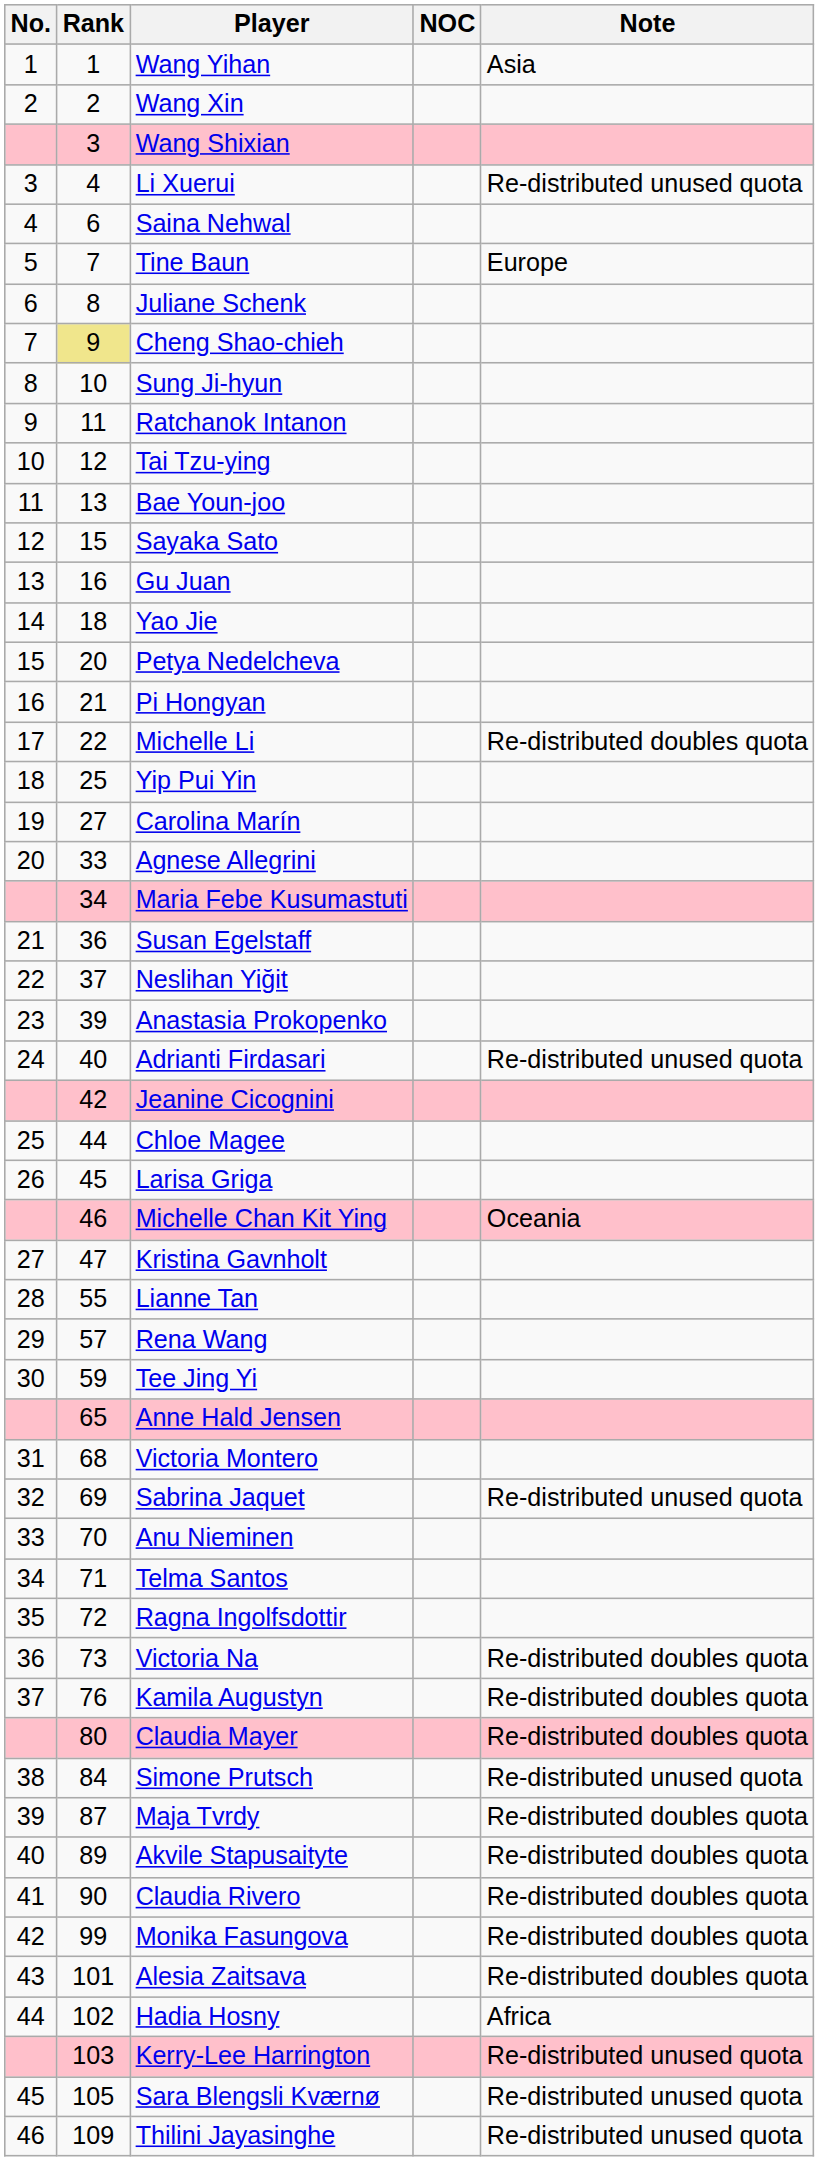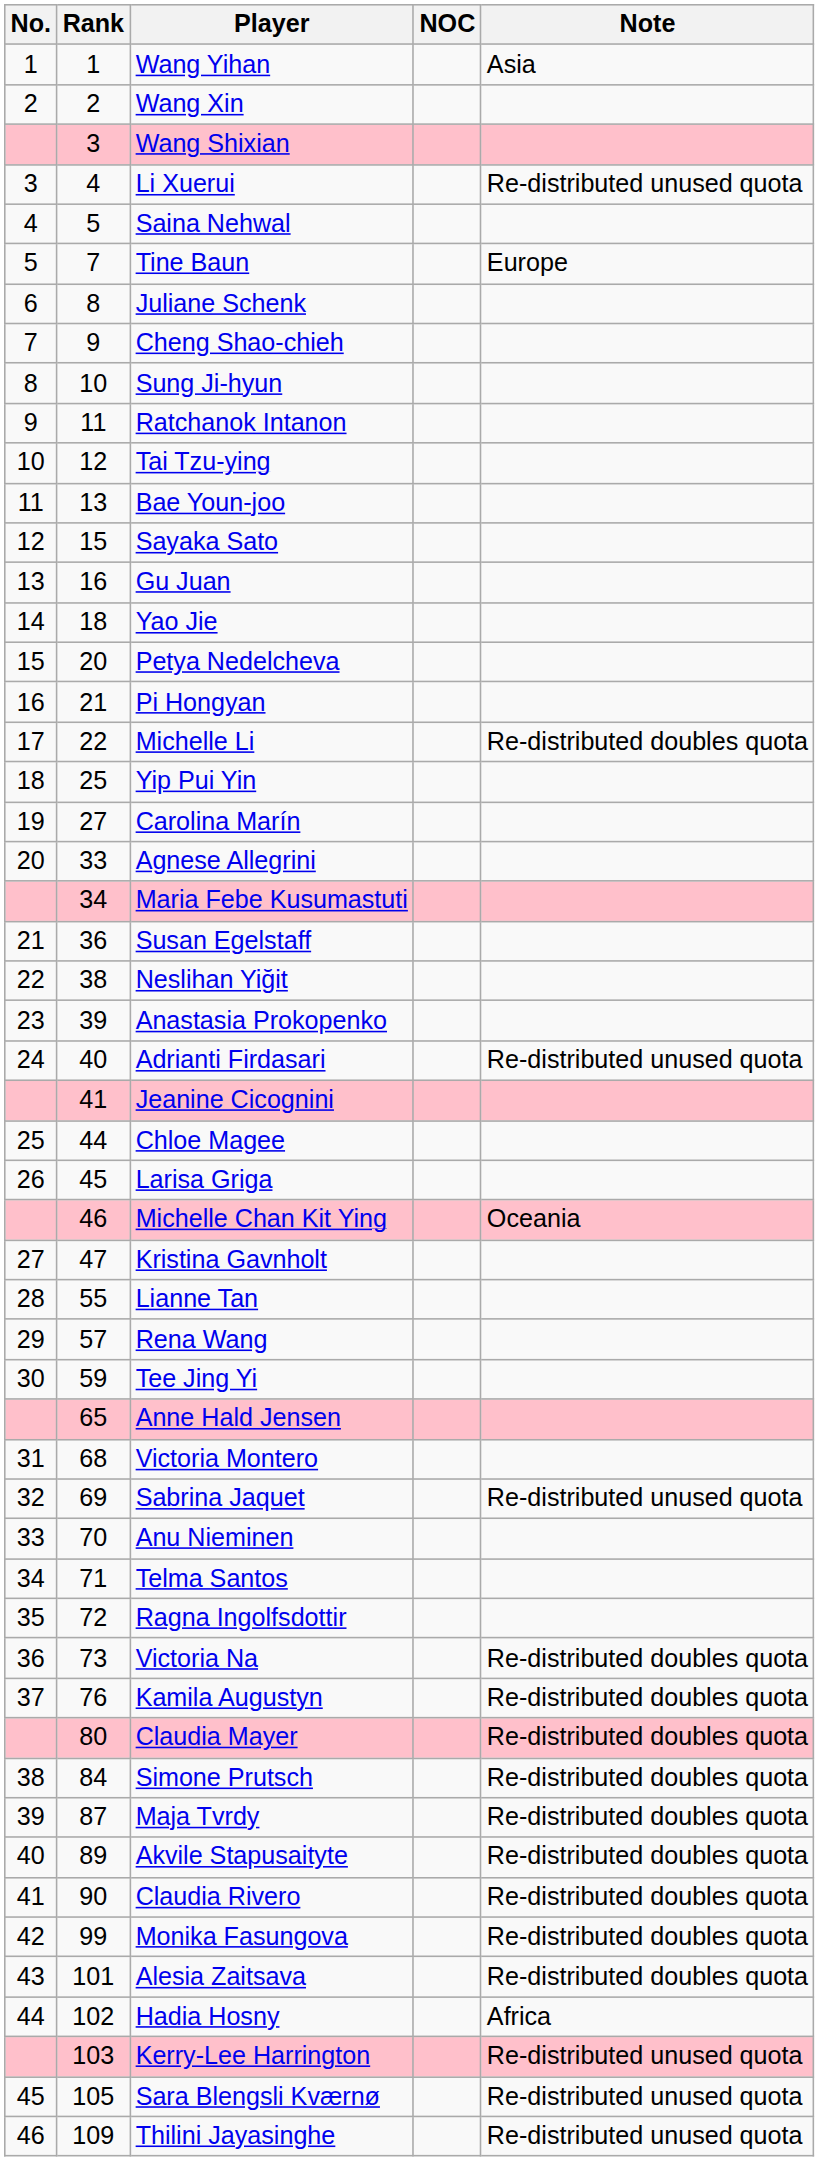(93, 223) 6 -> (93, 223) 5
(93, 343) khaki background -> (93, 343) no background
(93, 980) 37 -> (93, 980) 38
(93, 1100) 42 -> (93, 1100) 41
(645, 1777) Re-distributed unused quota -> (647, 1777) Re-distributed doubles quota
